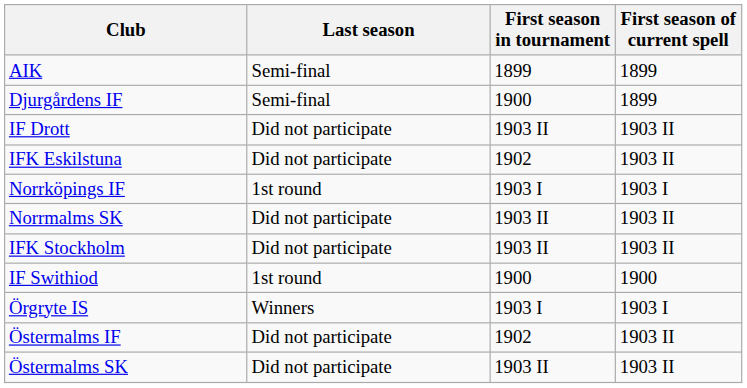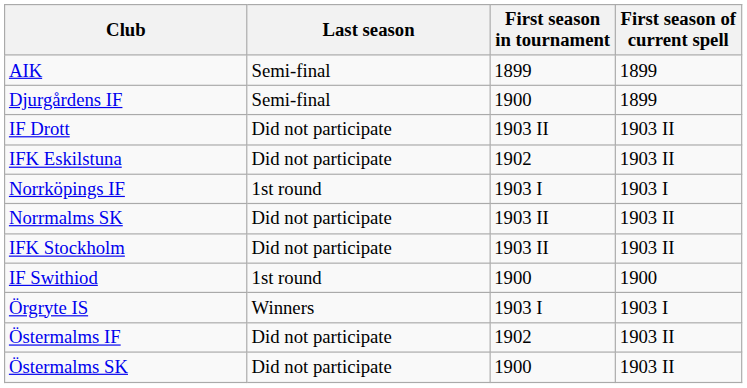(521, 366) 1903 II -> (513, 366) 1900
